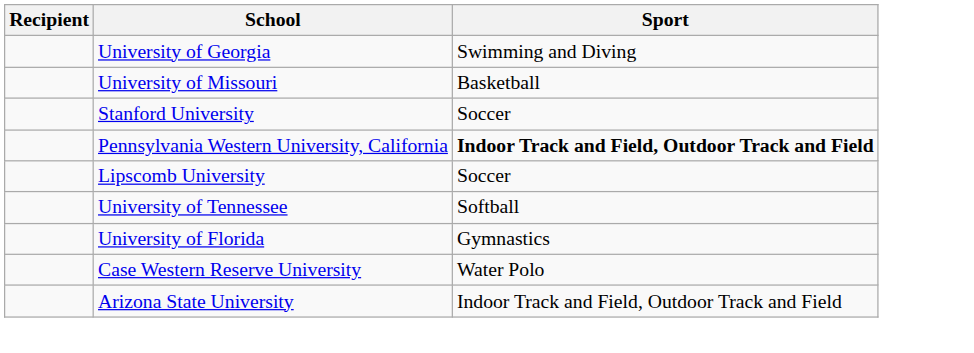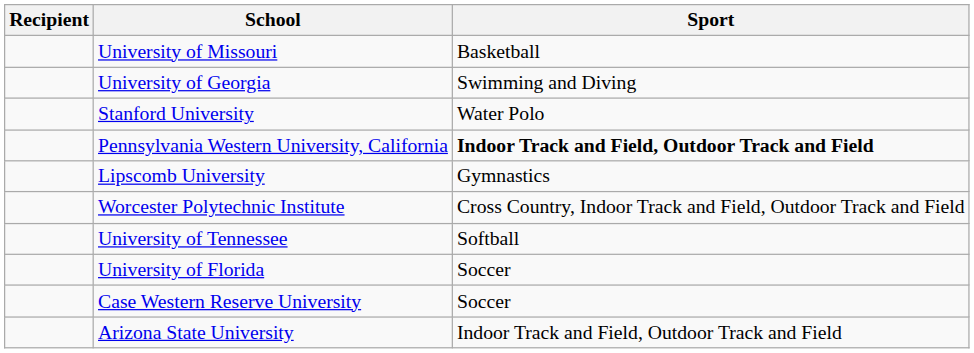rows swapped: (188, 82) <-> (184, 51)
(484, 113) Soccer -> (501, 113) Water Polo
(484, 176) Soccer -> (503, 176) Gymnastics
+ row: (221, 207)
(503, 238) Gymnastics -> (484, 269) Soccer
(501, 269) Water Polo -> (484, 301) Soccer
